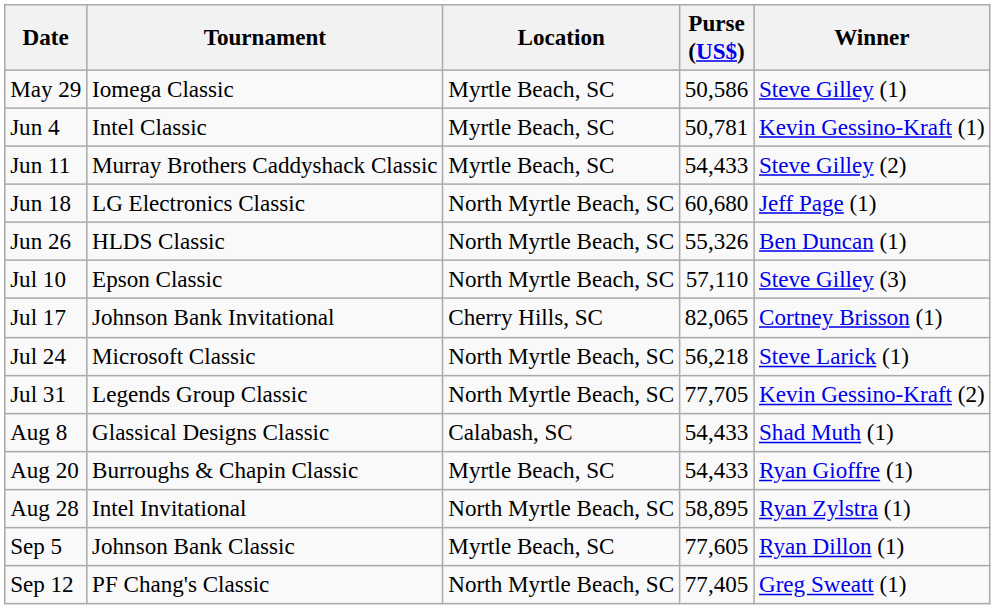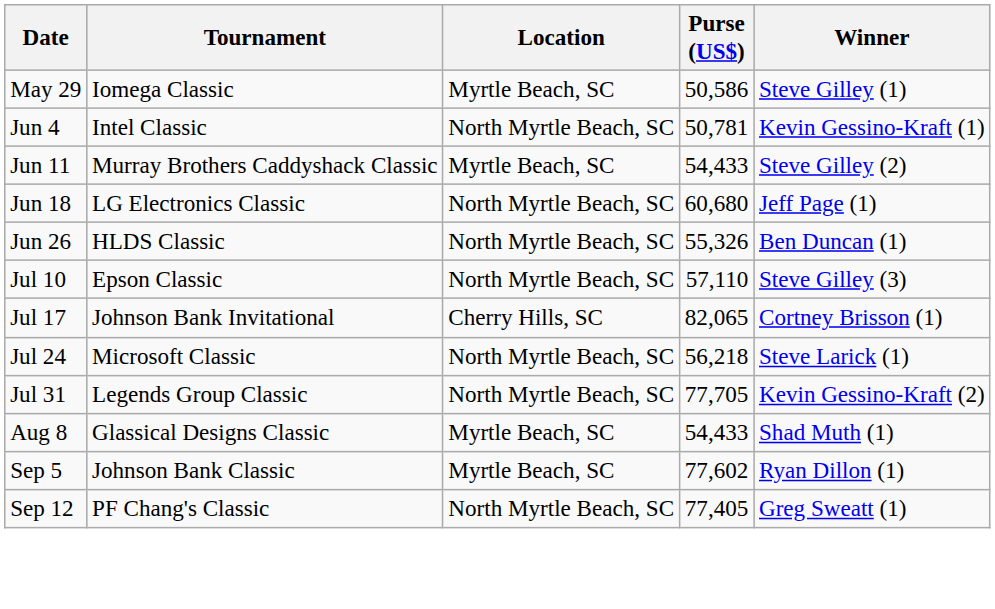(531, 127) Myrtle Beach, SC -> (561, 127) North Myrtle Beach, SC
(511, 432) Calabash, SC -> (531, 432) Myrtle Beach, SC
- row: (44, 470)
- row: (44, 508)
(717, 546) 77,605 -> (717, 470) 77,602
